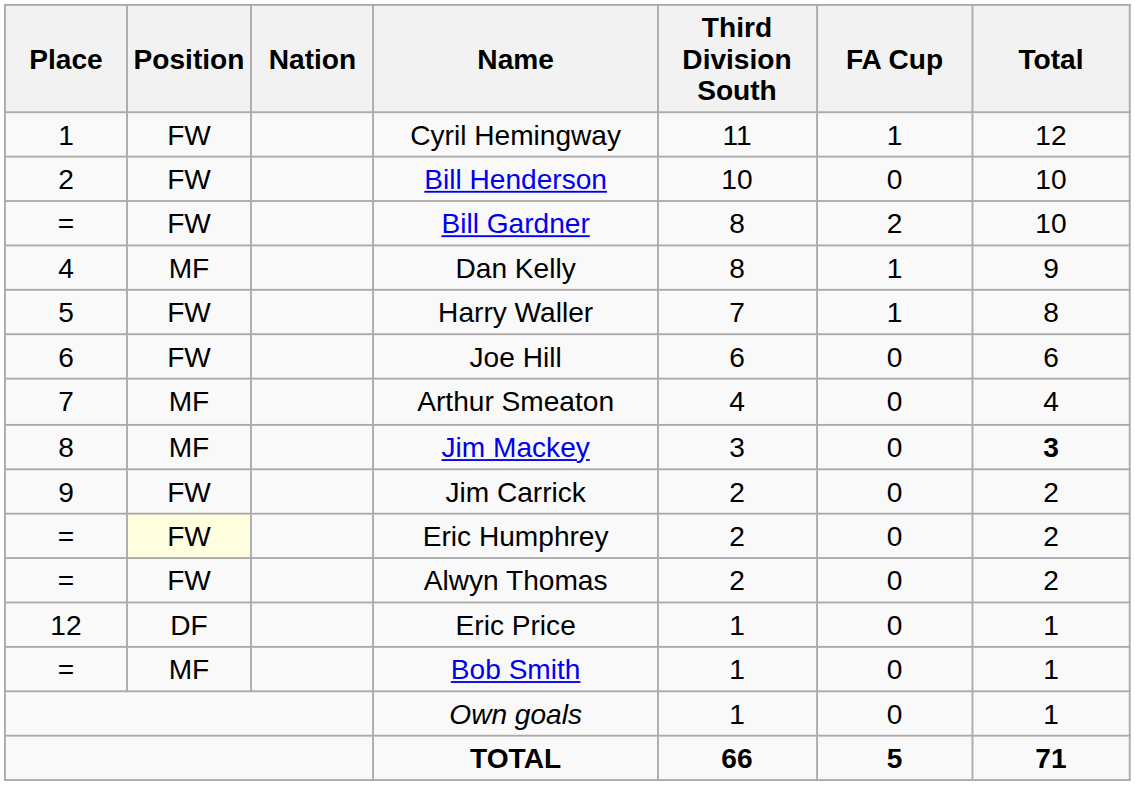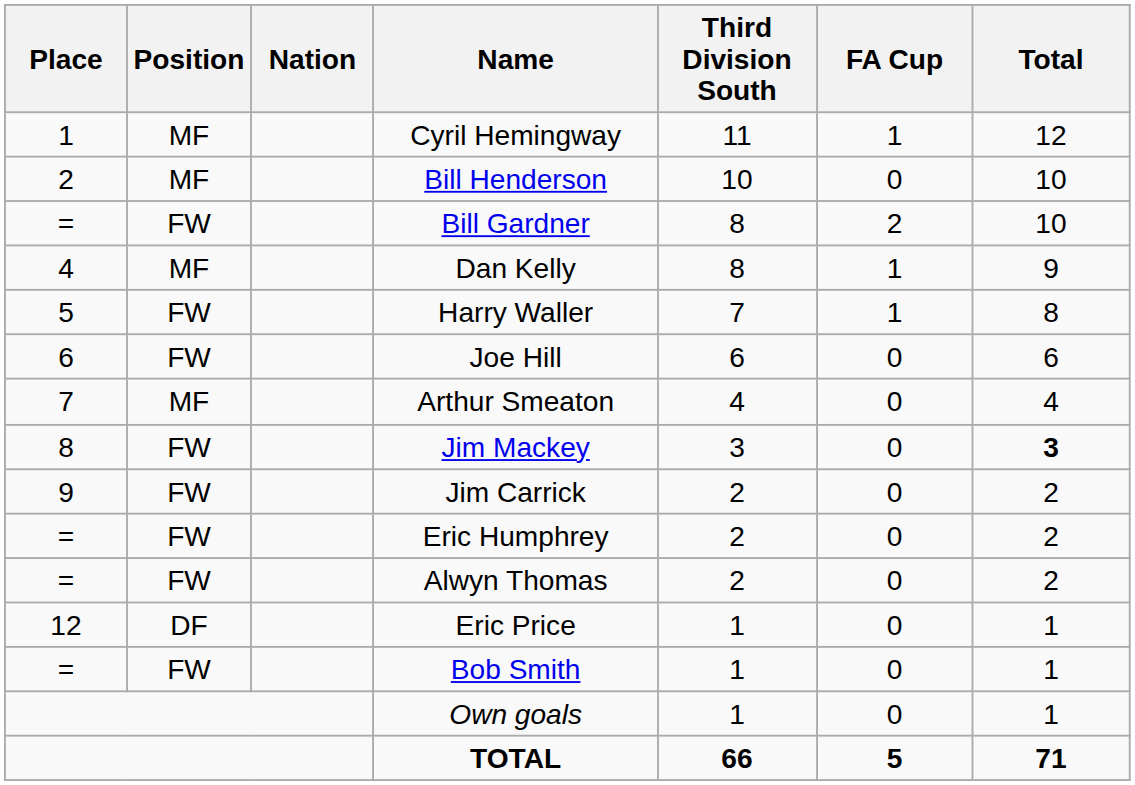(189, 135) FW -> (189, 135) MF
(189, 179) FW -> (189, 179) MF
(189, 446) MF -> (189, 446) FW
(189, 535) lightyellow background -> (189, 535) no background
(189, 669) MF -> (189, 669) FW
